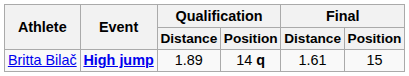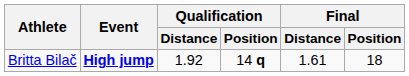(189, 60) 1.89 -> (189, 60) 1.92
(374, 60) 15 -> (374, 60) 18
